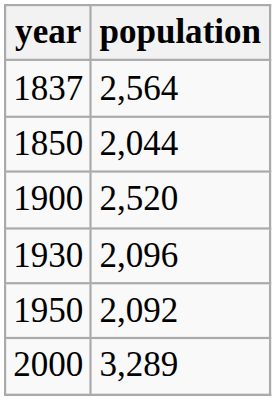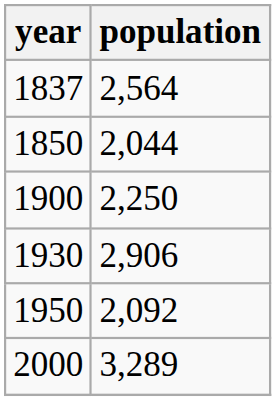(139, 198) 2,520 -> (139, 198) 2,250
(139, 254) 2,096 -> (139, 254) 2,906
